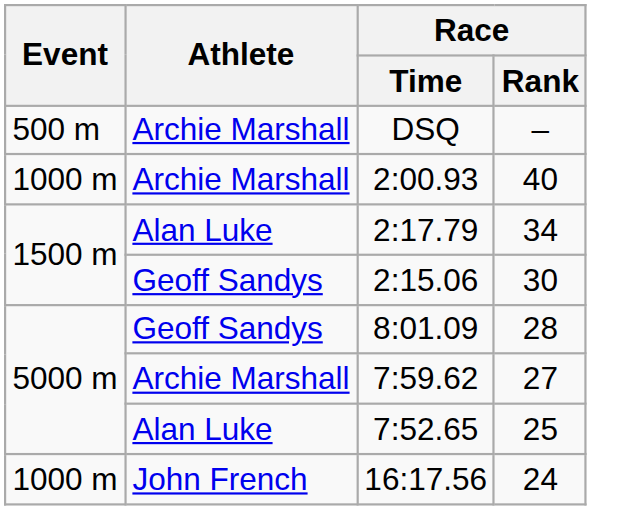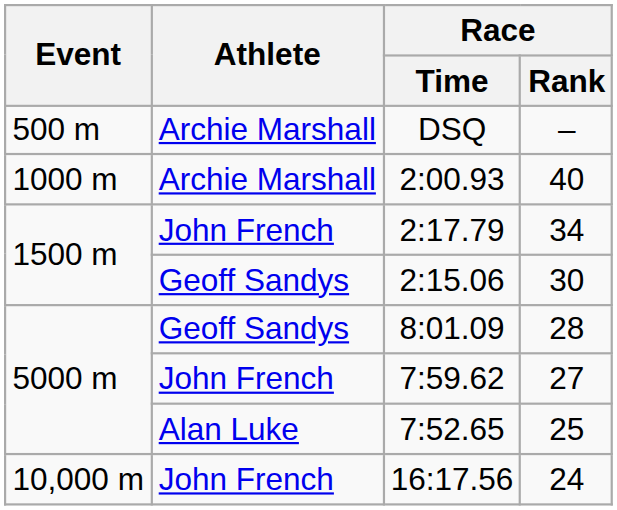(202, 230) Alan Luke -> (246, 230) John French
(241, 379) Archie Marshall -> (246, 379) John French
(65, 479) 1000 m -> (78, 479) 10,000 m
